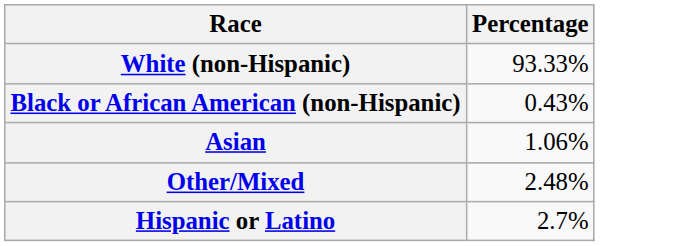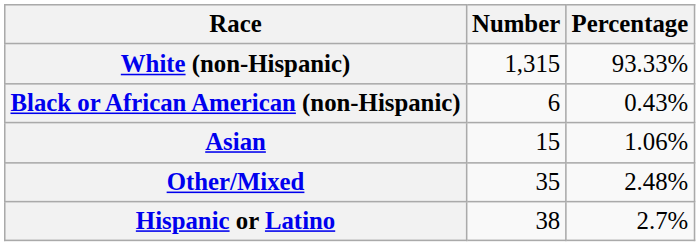+ column: (516, 24)
